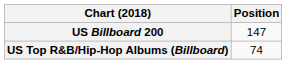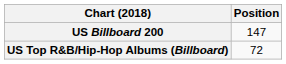(256, 50) 74 -> (256, 50) 72
